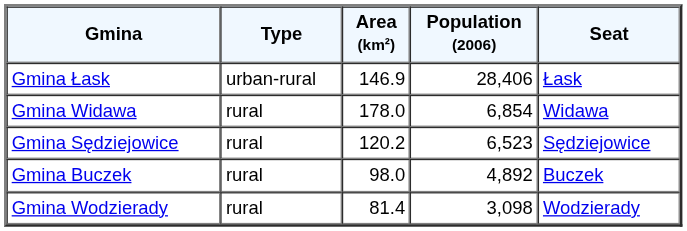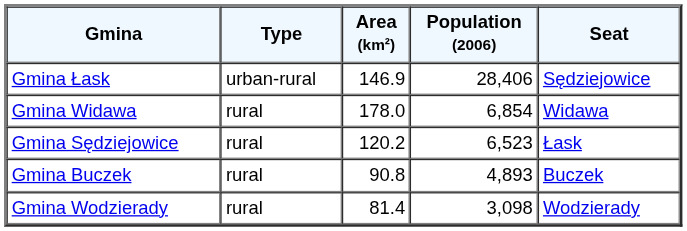(562, 78) Łask -> (597, 78) Sędziejowice
(597, 142) Sędziejowice -> (562, 142) Łask
(387, 175) 98.0 -> (387, 175) 90.8
(510, 175) 4,892 -> (510, 175) 4,893
